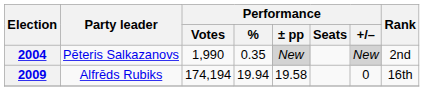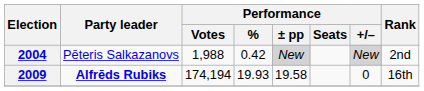(208, 55) 1,990 -> (208, 55) 1,988
(253, 55) 0.35 -> (253, 55) 0.42
(121, 75) normal -> (121, 75) bold
(253, 75) 19.94 -> (253, 75) 19.93
